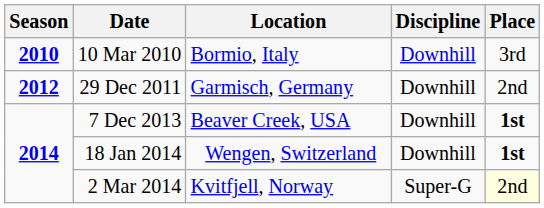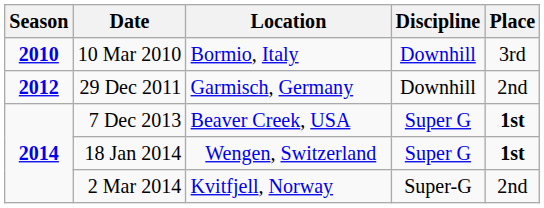(438, 120) Downhill -> (438, 120) Super G
(438, 153) Downhill -> (438, 153) Super G
(512, 186) lightyellow background -> (512, 186) no background
